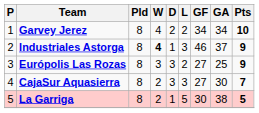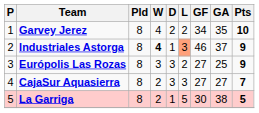(221, 30) 34 -> (221, 30) 35
(185, 47) no background -> (185, 47) lightsalmon background
(221, 82) 30 -> (221, 82) 27
